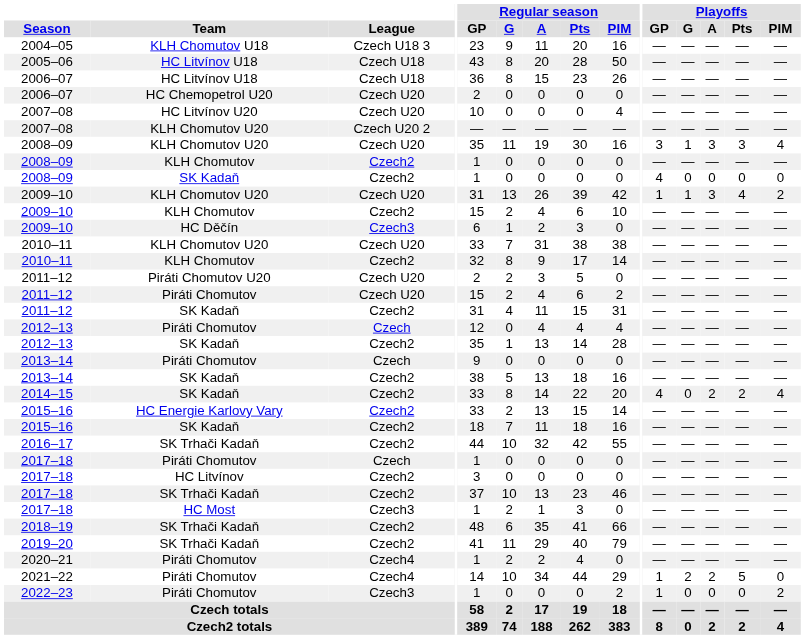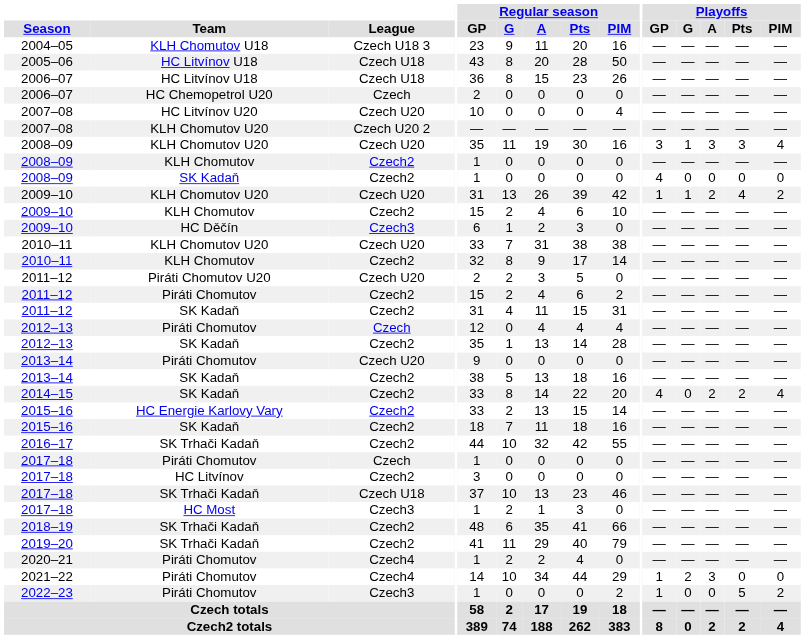(392, 95) Czech U20 -> (392, 95) Czech
(712, 194) 3 -> (712, 194) 2
(392, 294) Czech U20 -> (392, 294) Czech2
(392, 360) Czech -> (392, 360) Czech U20
(392, 493) Czech2 -> (392, 493) Czech U18
(712, 576) 2 -> (712, 576) 3
(742, 576) 5 -> (742, 576) 0
(742, 593) 0 -> (742, 593) 5
